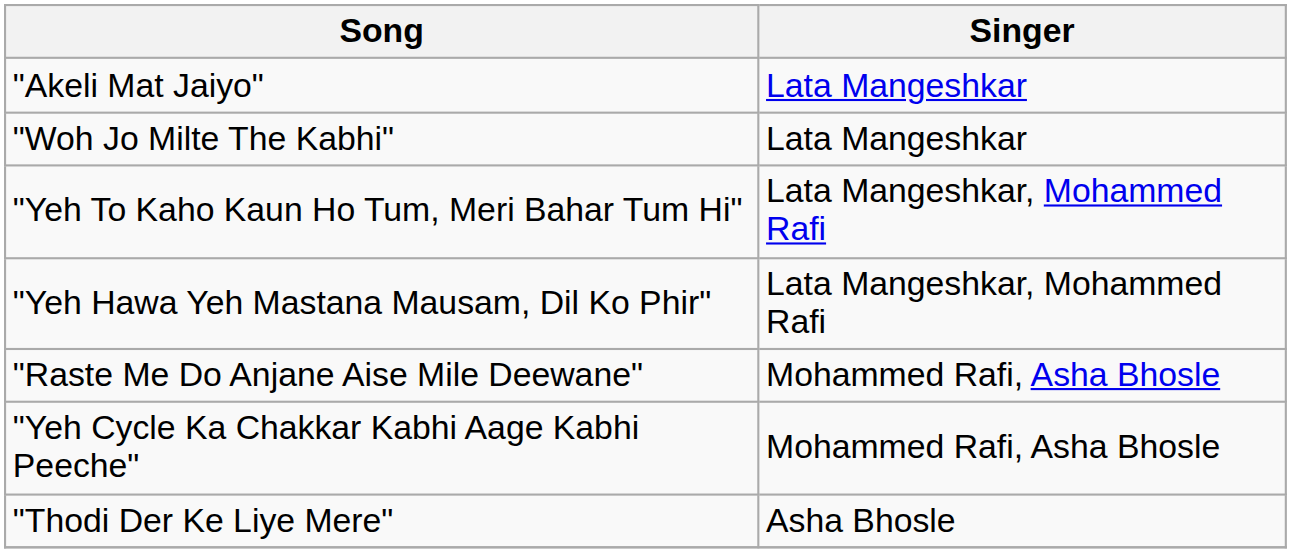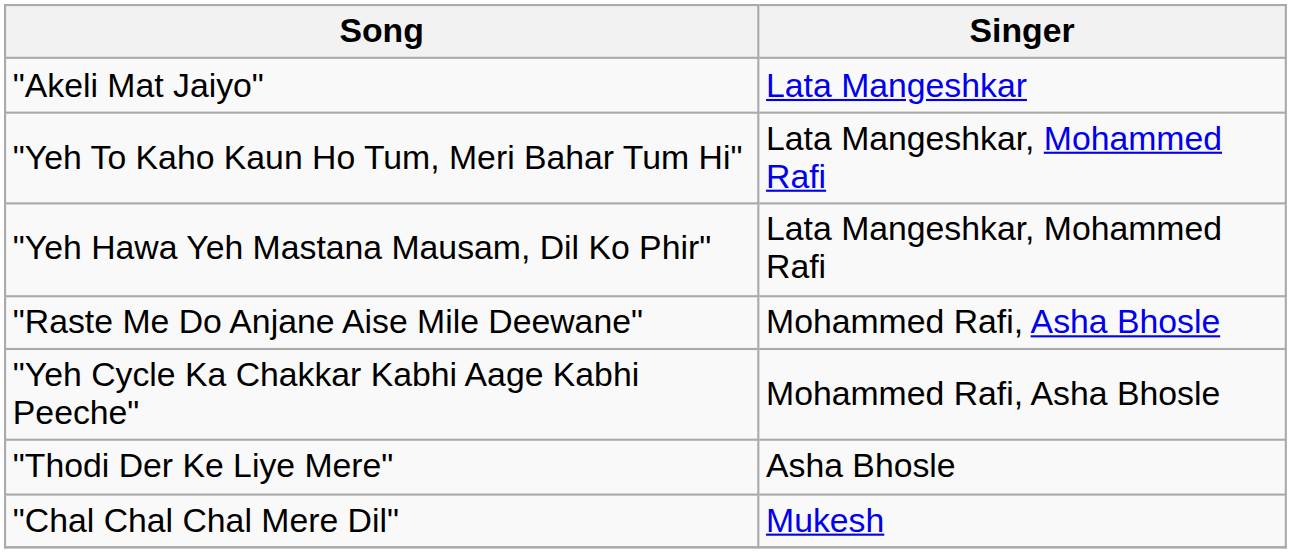- row: (203, 138)
+ row: (206, 519)
